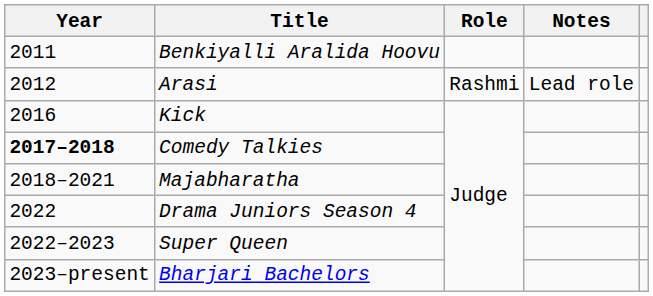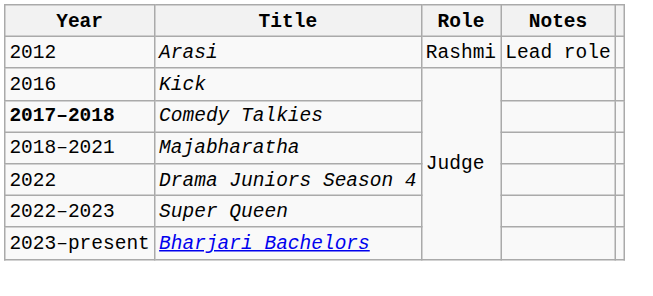- row: (300, 52)
